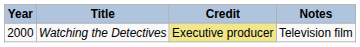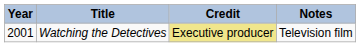(20, 33) 2000 -> (20, 33) 2001
